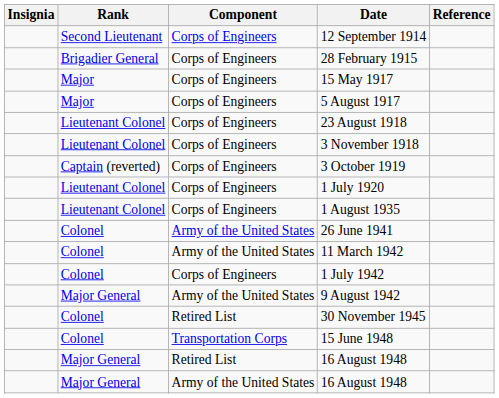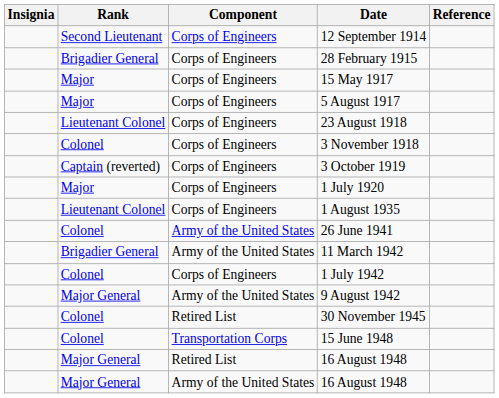(113, 144) Lieutenant Colonel -> (82, 144) Colonel
(113, 187) Lieutenant Colonel -> (77, 187) Major
(82, 252) Colonel -> (110, 252) Brigadier General
